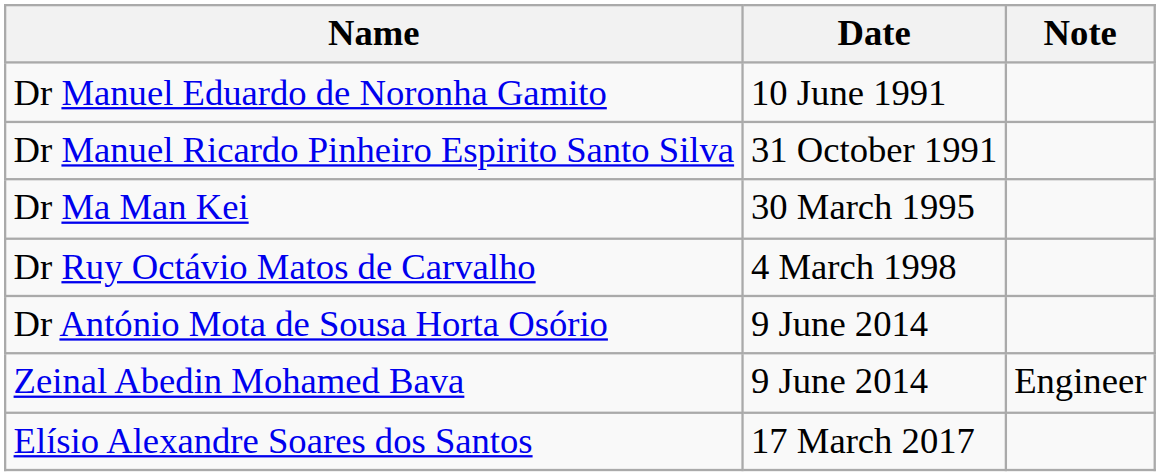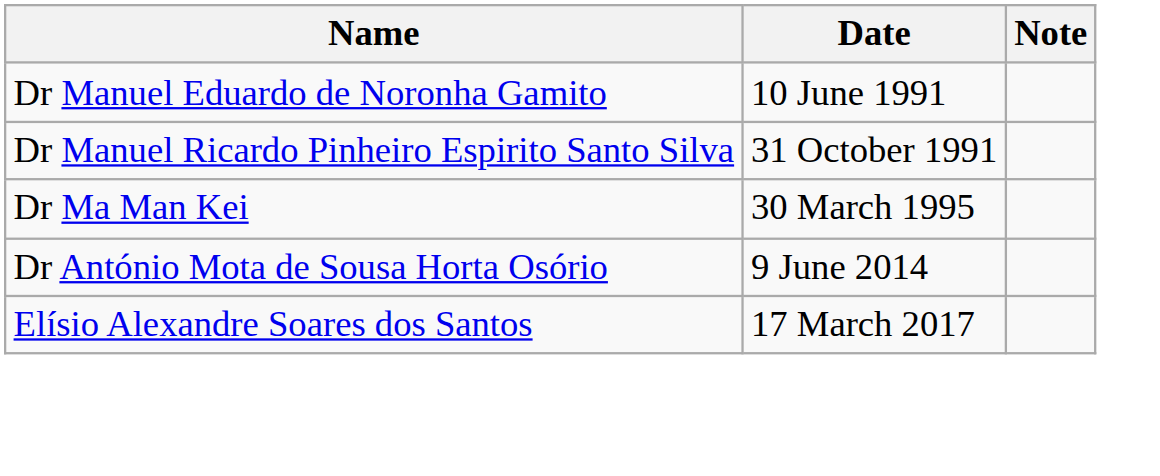- row: (275, 265)
- row: (239, 382)
